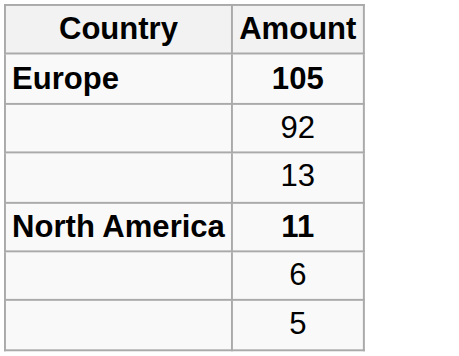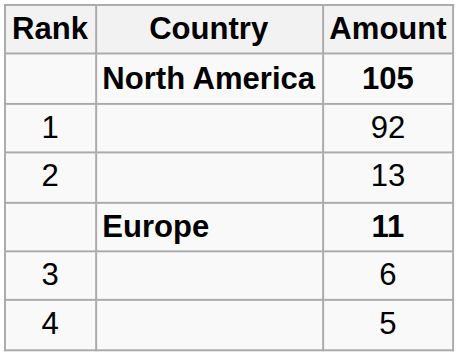+ column: (50, 29)
(66, 78) Europe -> (209, 78) North America
(118, 226) North America -> (156, 226) Europe
